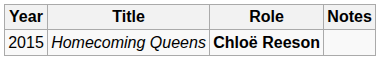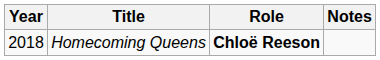(26, 42) 2015 -> (26, 42) 2018
